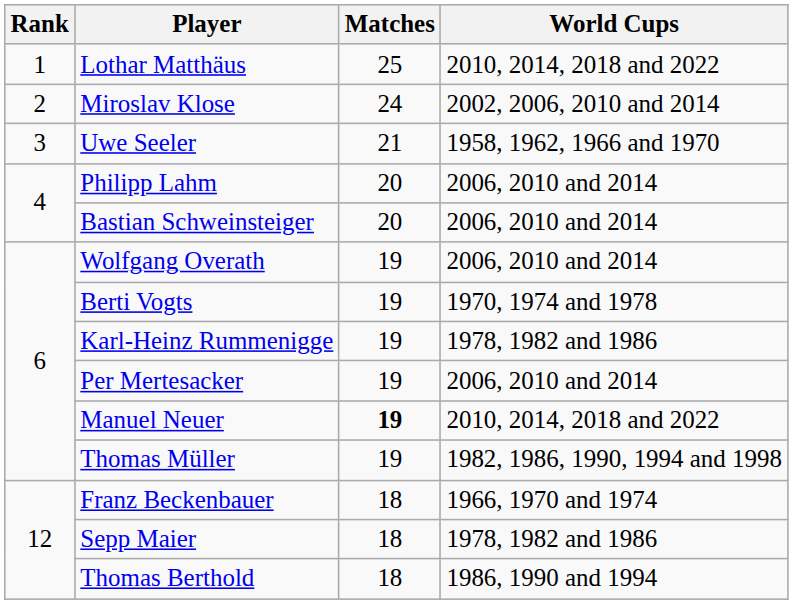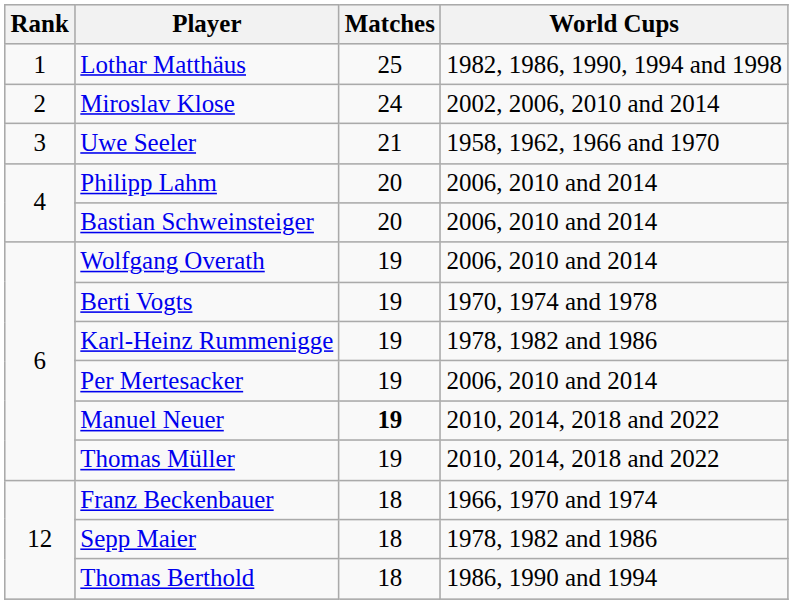(583, 63) 2010, 2014, 2018 and 2022 -> (614, 63) 1982, 1986, 1990, 1994 and 1998
(614, 459) 1982, 1986, 1990, 1994 and 1998 -> (583, 459) 2010, 2014, 2018 and 2022
